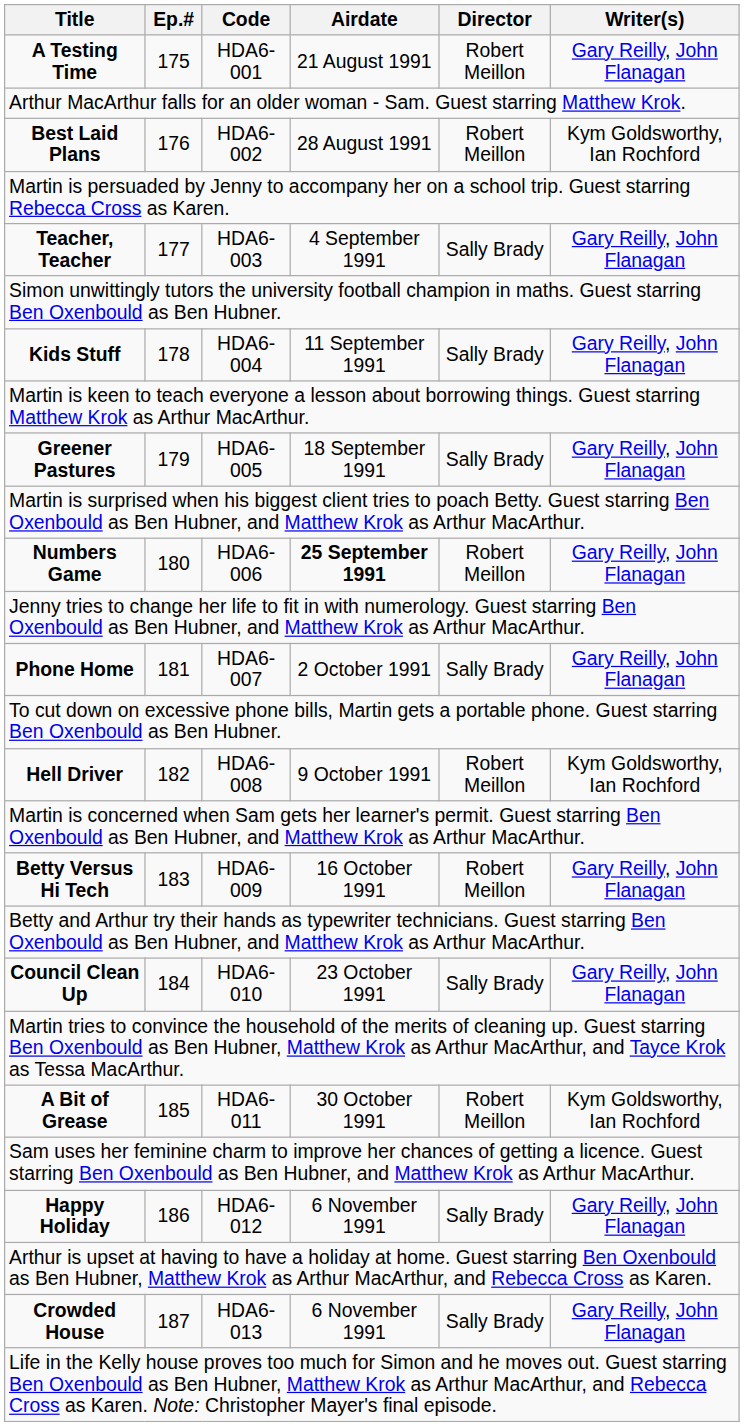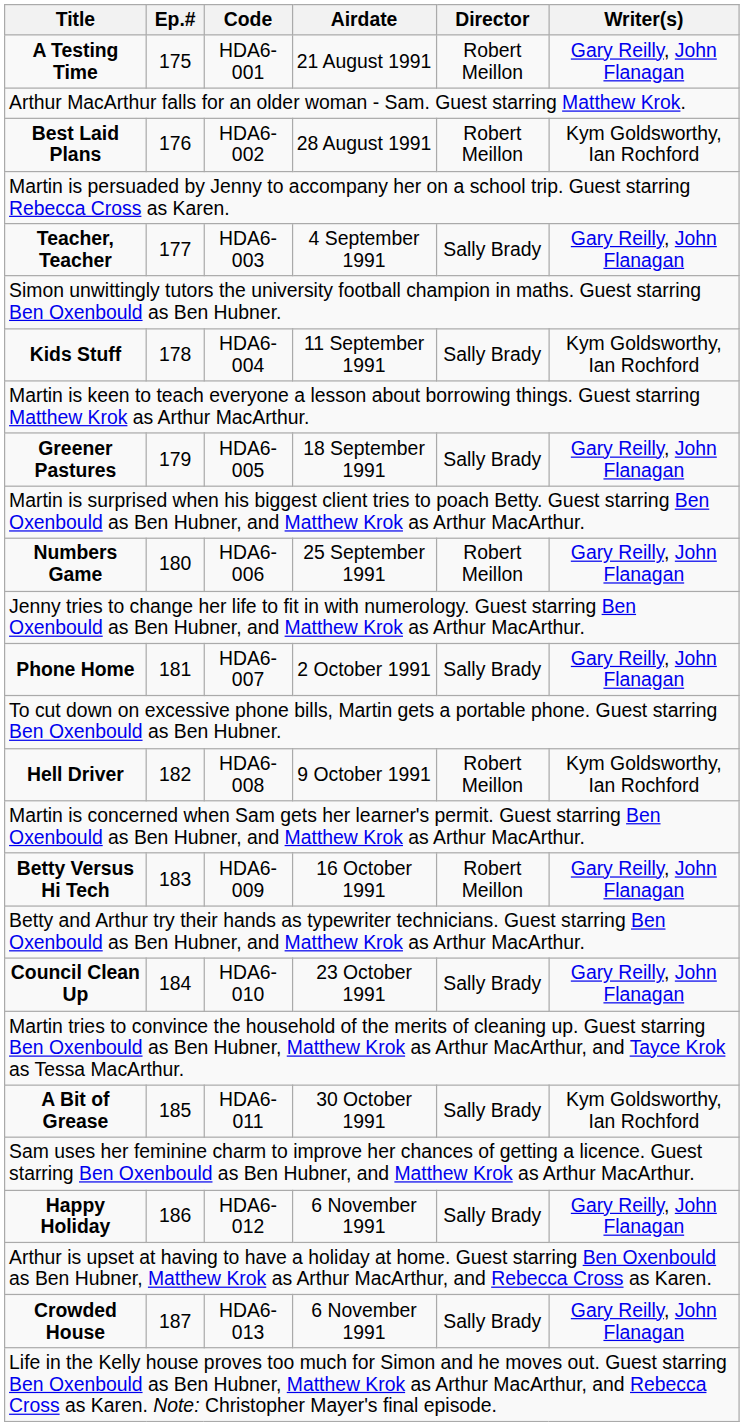(645, 354) Gary Reilly, John Flanagan -> (644, 354) Kym Goldsworthy, Ian Rochford
(364, 564) bold -> (364, 564) normal
(495, 1111) Robert Meillon -> (492, 1111) Sally Brady
